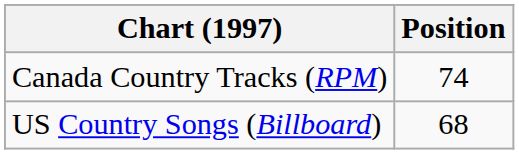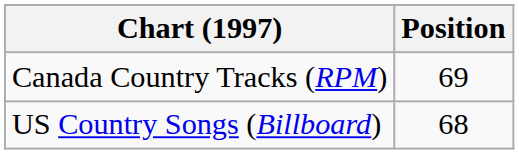(453, 76) 74 -> (453, 76) 69
